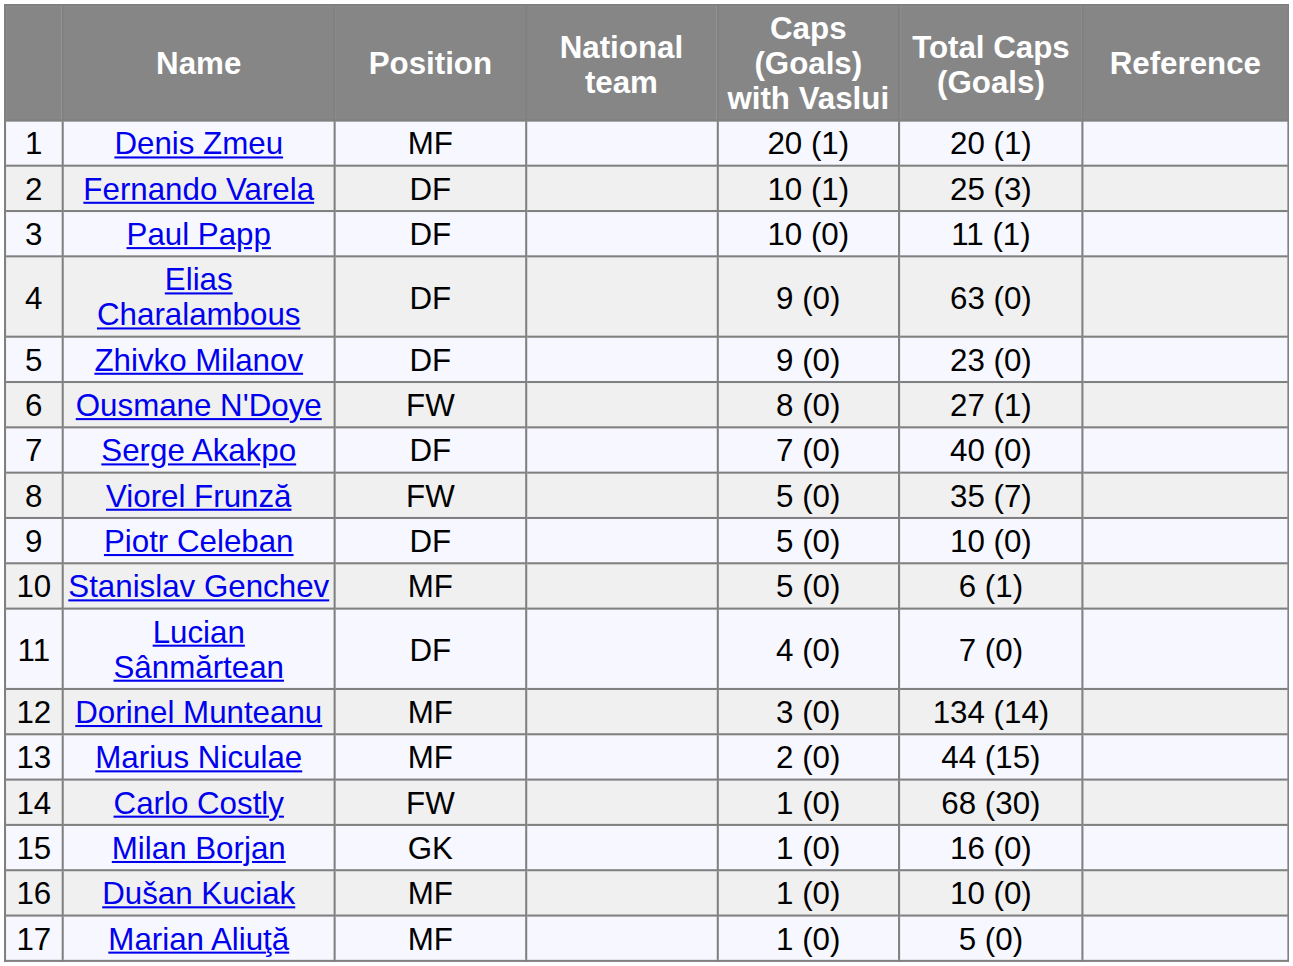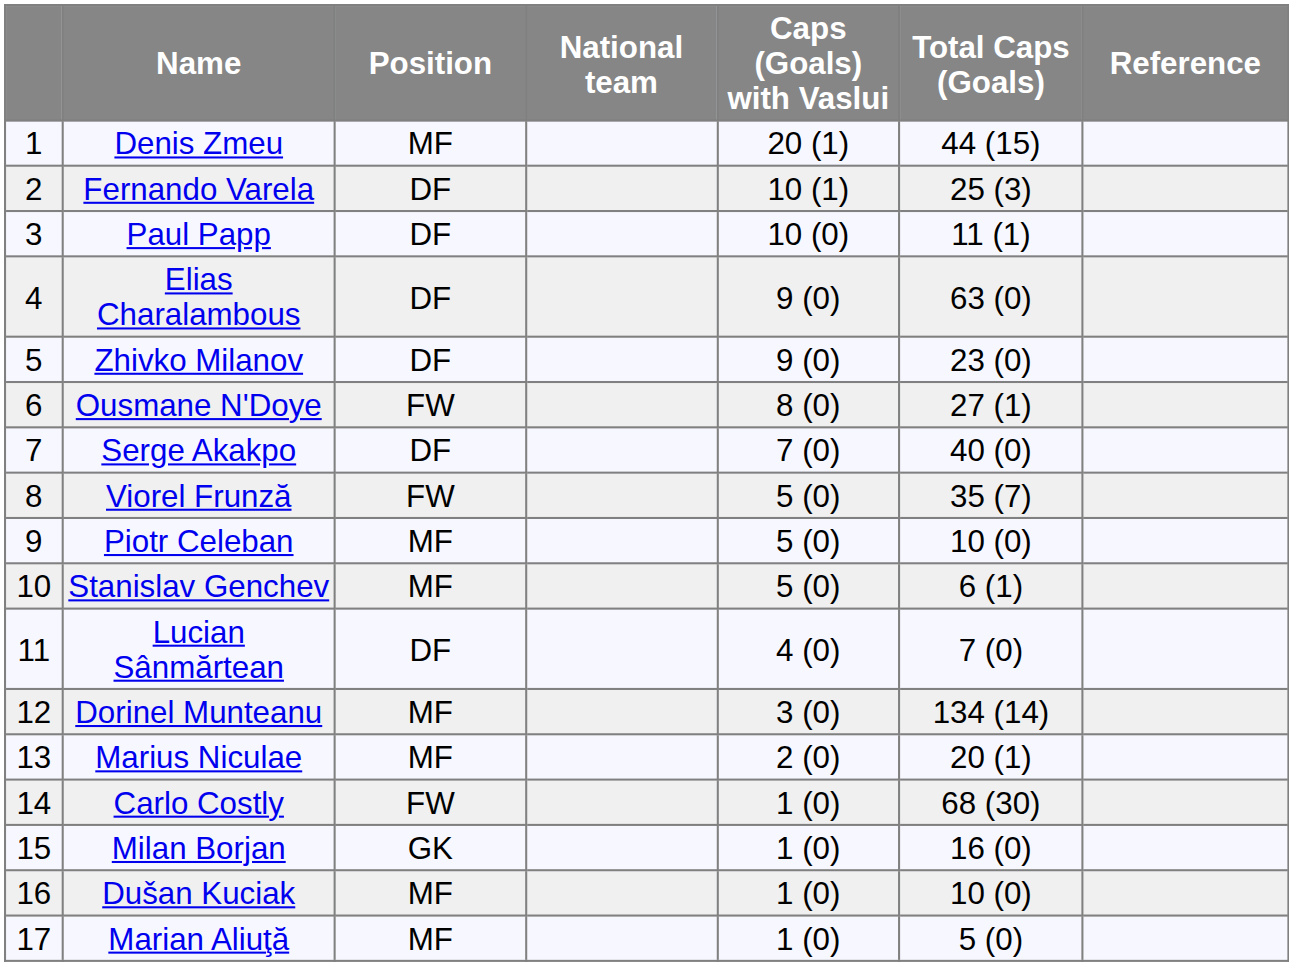(991, 143) 20 (1) -> (991, 143) 44 (15)
(430, 541) DF -> (430, 541) MF
(991, 757) 44 (15) -> (991, 757) 20 (1)
